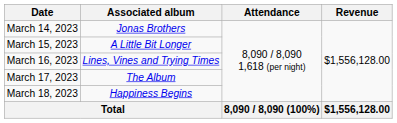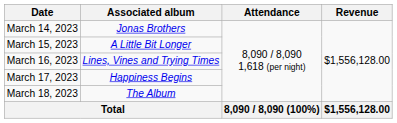(151, 77) The Album -> (151, 77) Happiness Begins
(151, 93) Happiness Begins -> (151, 93) The Album
